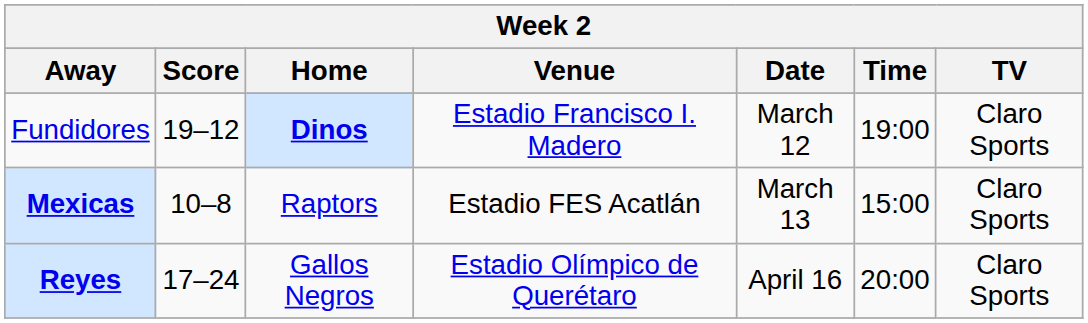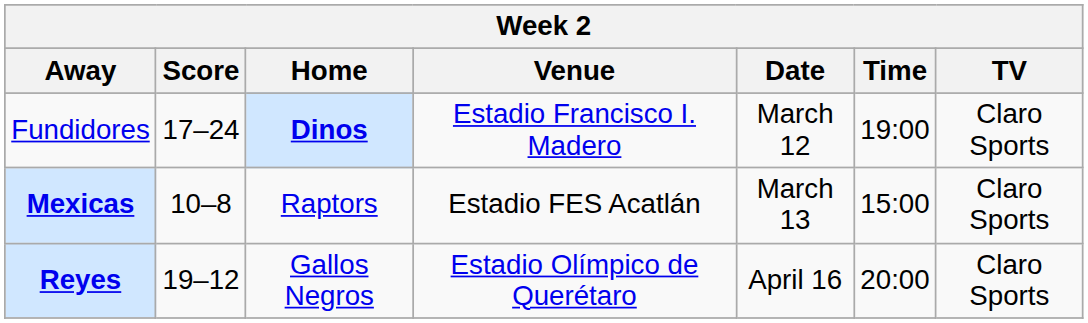(201, 129) 19–12 -> (201, 129) 17–24
(201, 279) 17–24 -> (201, 279) 19–12
